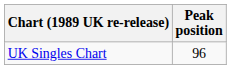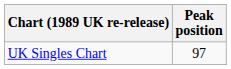(199, 53) 96 -> (199, 53) 97
